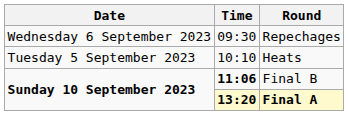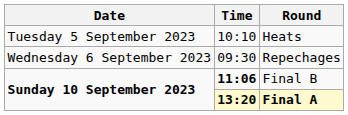rows swapped: (282, 57) <-> (302, 36)
